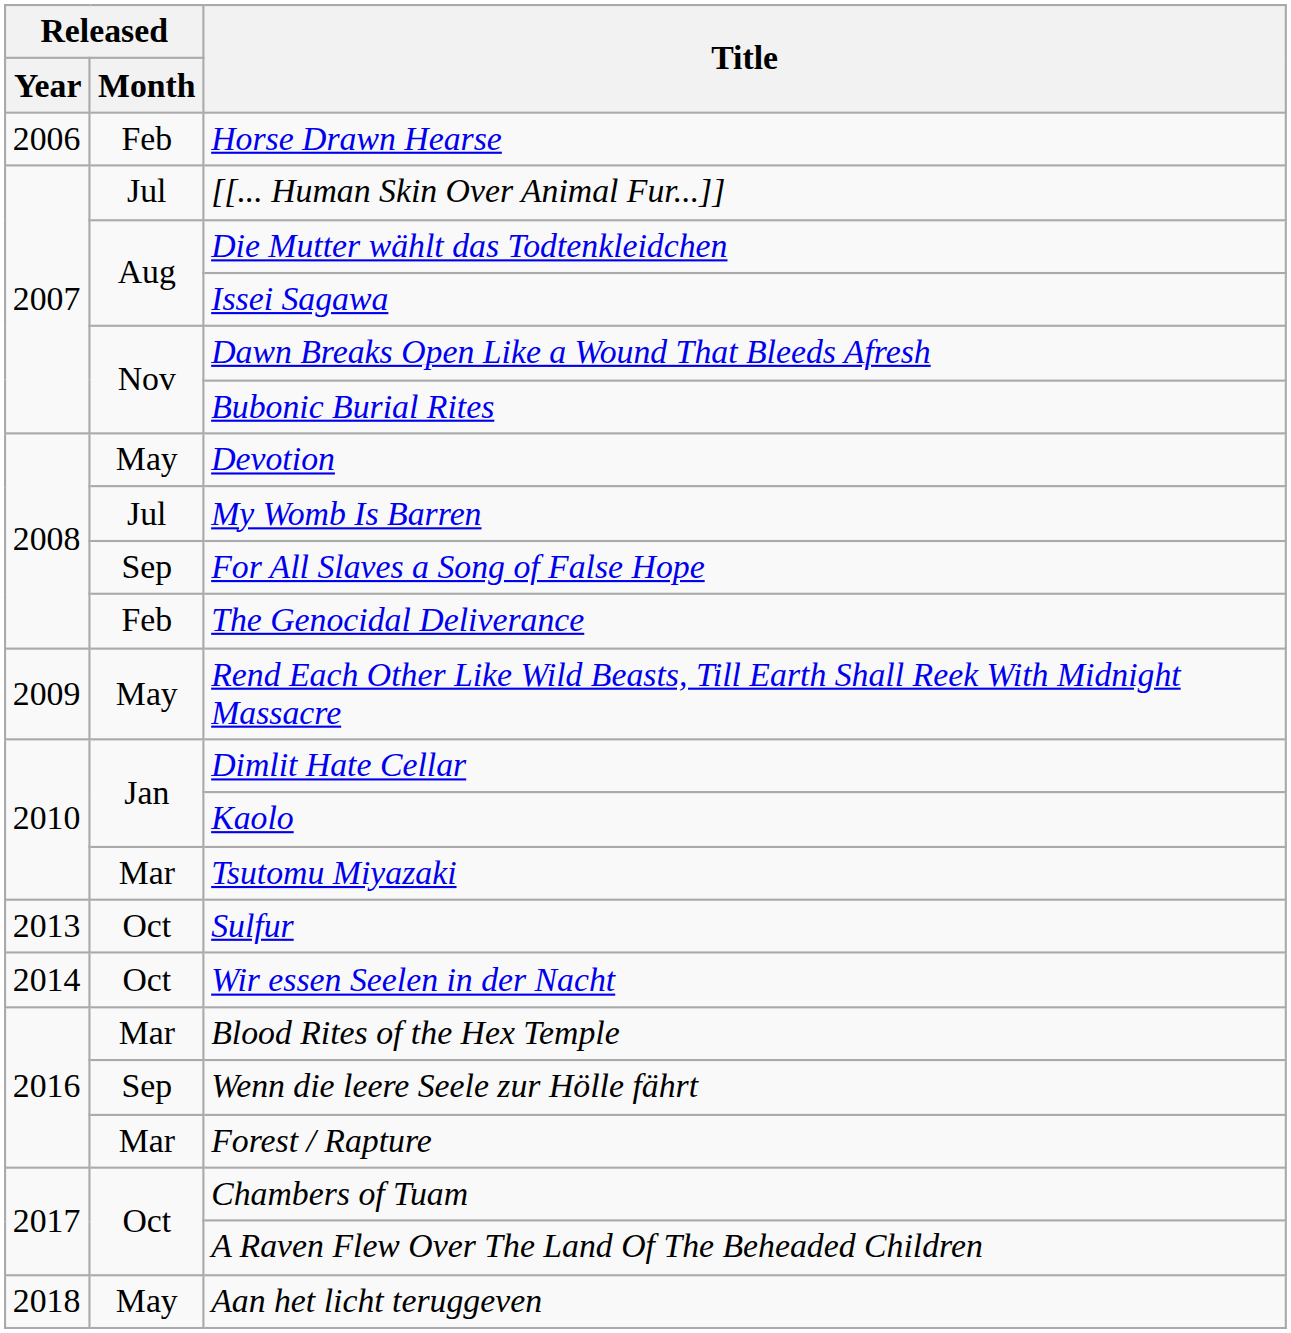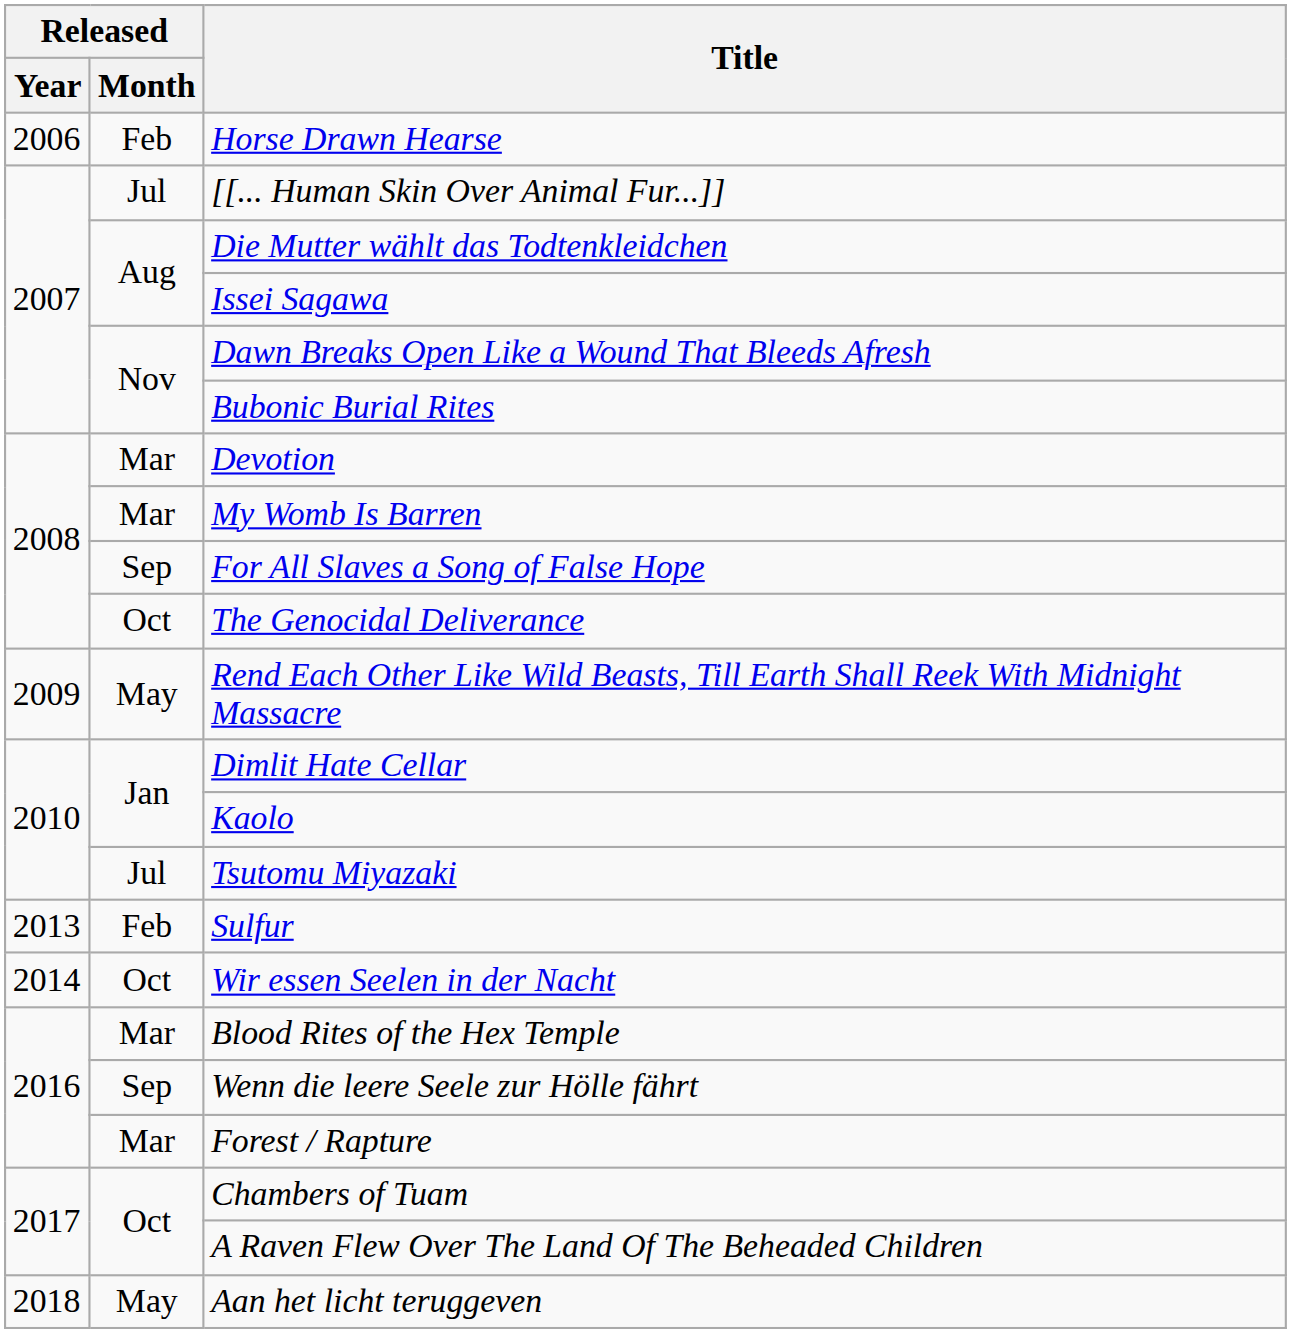(147, 459) May -> (147, 459) Mar
(147, 513) Jul -> (147, 513) Mar
(147, 620) Feb -> (147, 620) Oct
(147, 872) Mar -> (147, 872) Jul
(147, 925) Oct -> (147, 925) Feb
